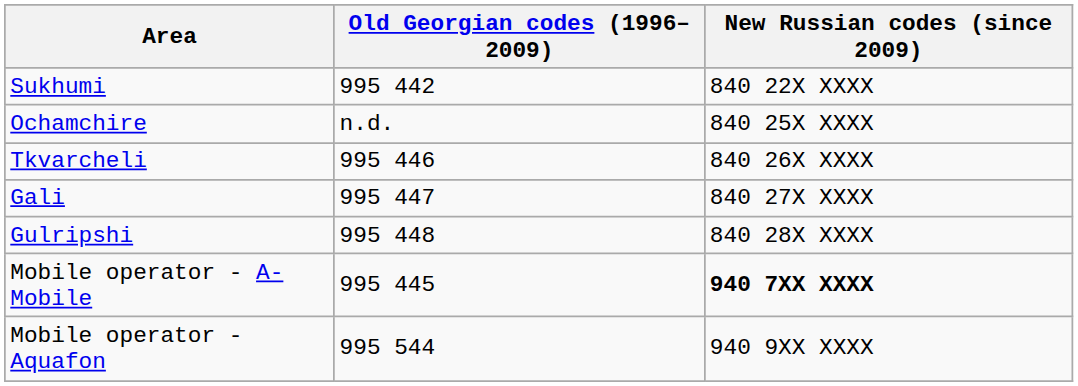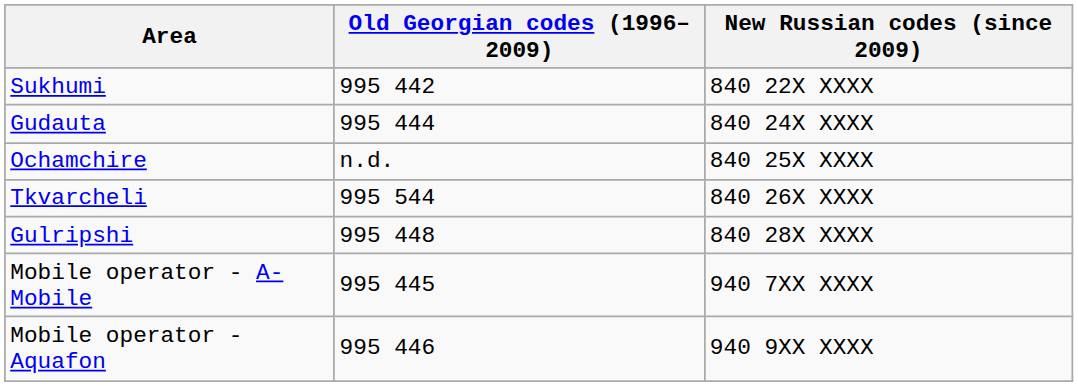+ row: (58, 124)
(387, 161) 995 446 -> (387, 198) 995 544
- row: (38, 198)
(792, 285) bold -> (792, 285) normal
(387, 349) 995 544 -> (387, 349) 995 446
